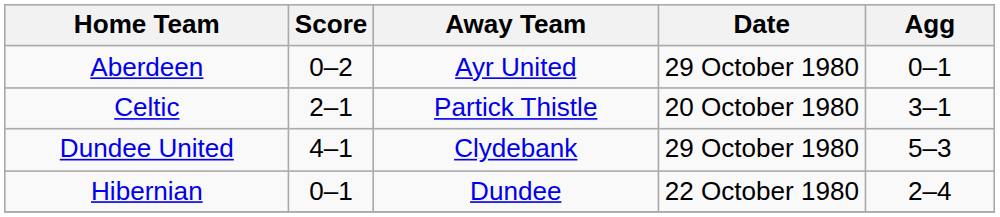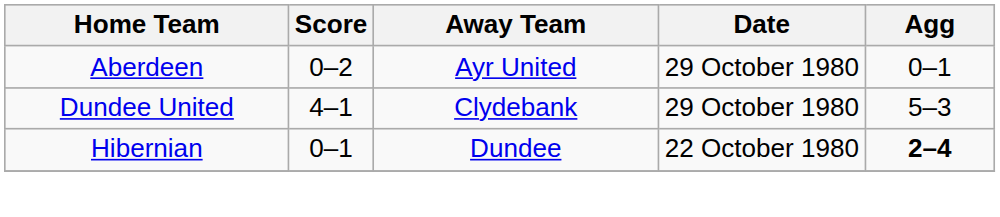- row: (147, 107)
(930, 190) normal -> (930, 149) bold
